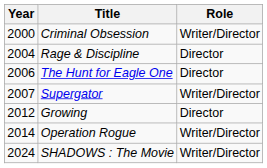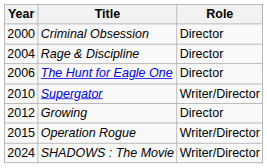(220, 34) Writer/Director -> (202, 34) Director
(21, 93) 2007 -> (21, 93) 2010
(21, 133) 2014 -> (21, 133) 2015
